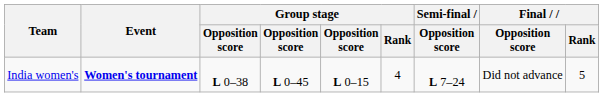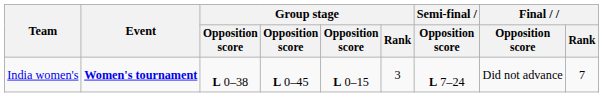(398, 75) 4 -> (398, 75) 3
(582, 75) 5 -> (582, 75) 7
